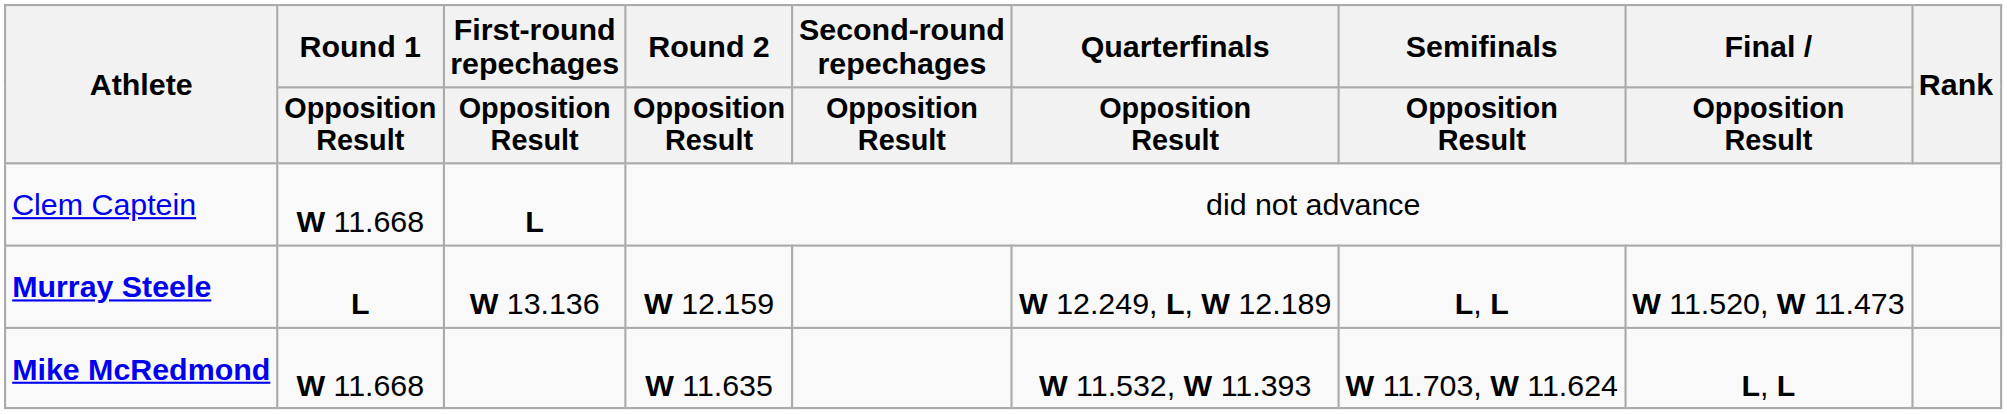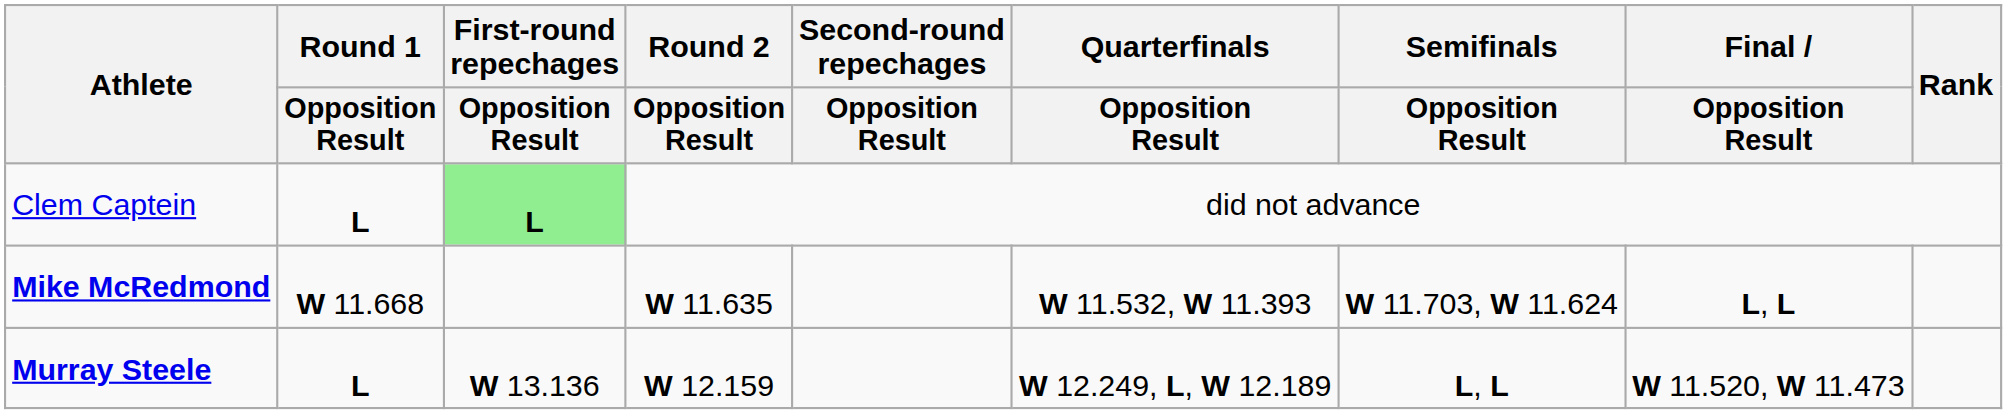(360, 222) W 11.668 -> (360, 222) L
(535, 222) no background -> (535, 222) lightgreen background
rows swapped: (141, 369) <-> (112, 287)
